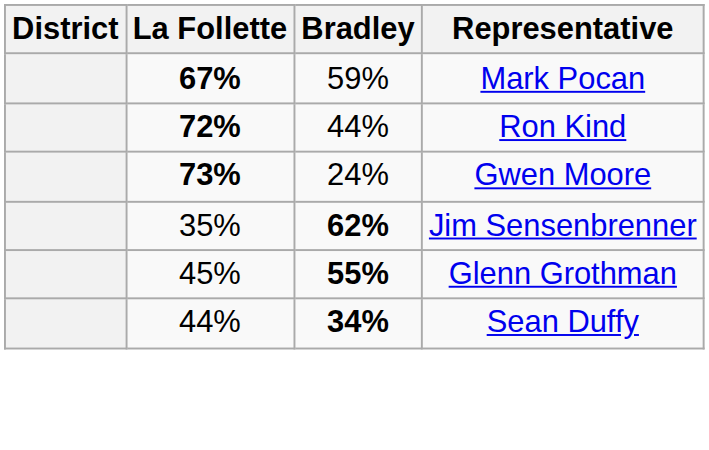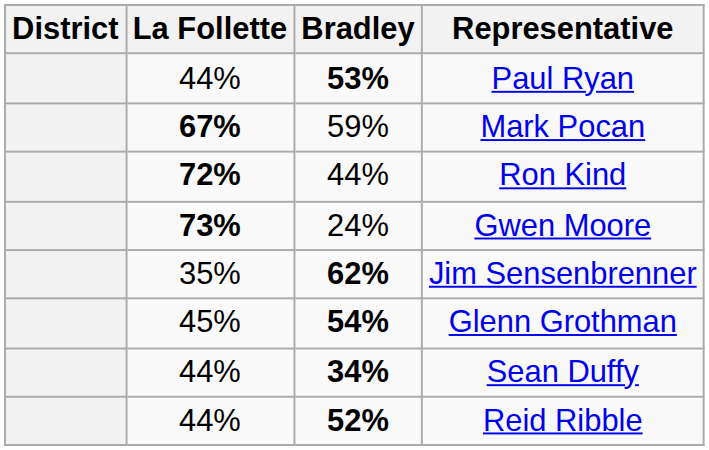+ row: (563, 77)
(358, 273) 55% -> (358, 322) 54%
+ row: (563, 420)
